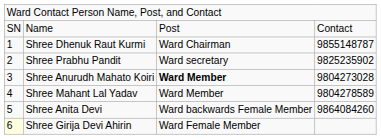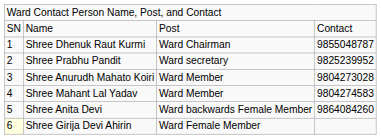(345, 45) 9855148787 -> (345, 45) 9855048787
(345, 61) 9825235902 -> (345, 61) 9825239952
(193, 77) bold -> (191, 77) normal
(345, 93) 9804278589 -> (345, 93) 9804274583
